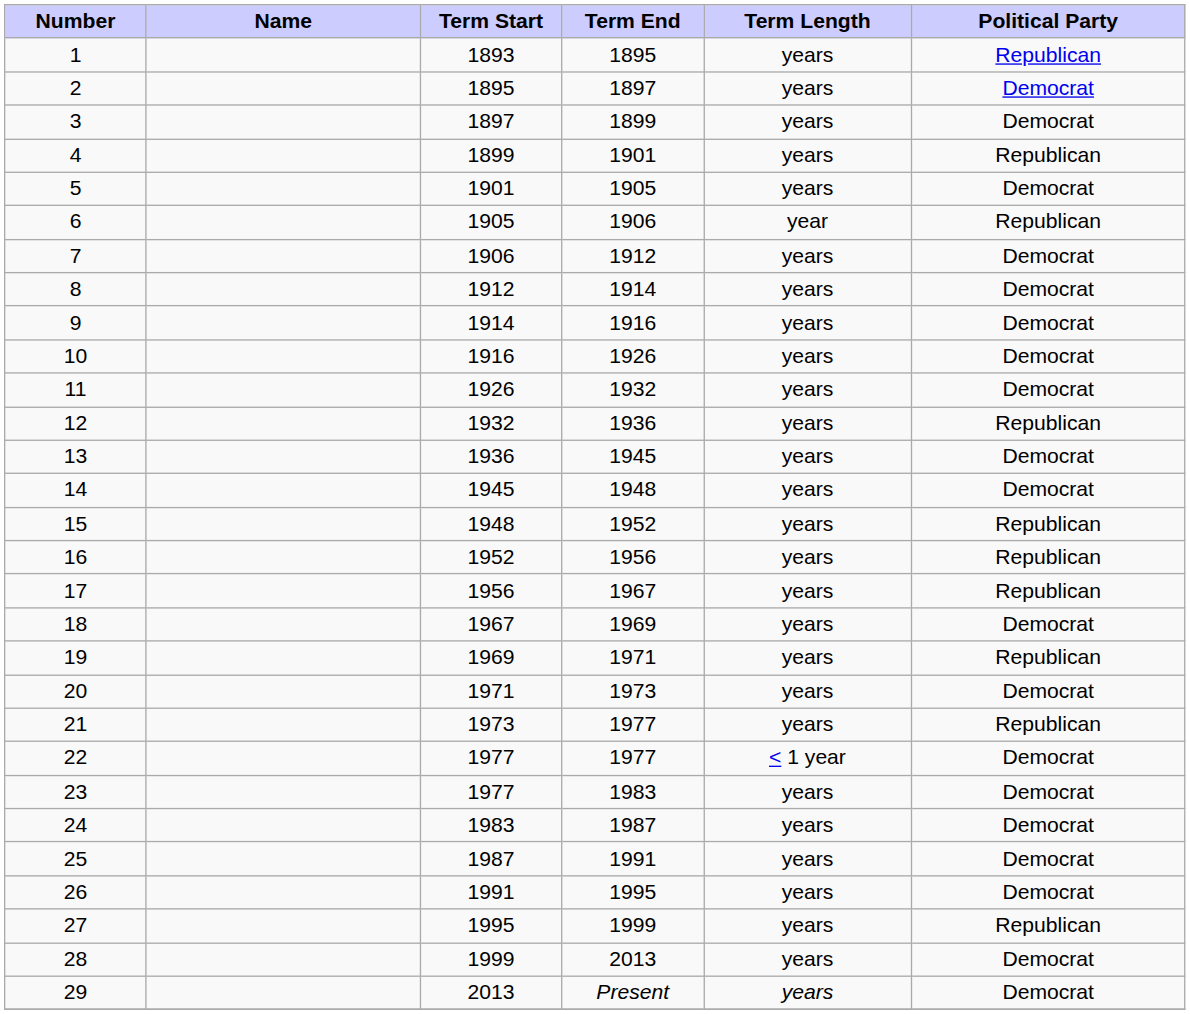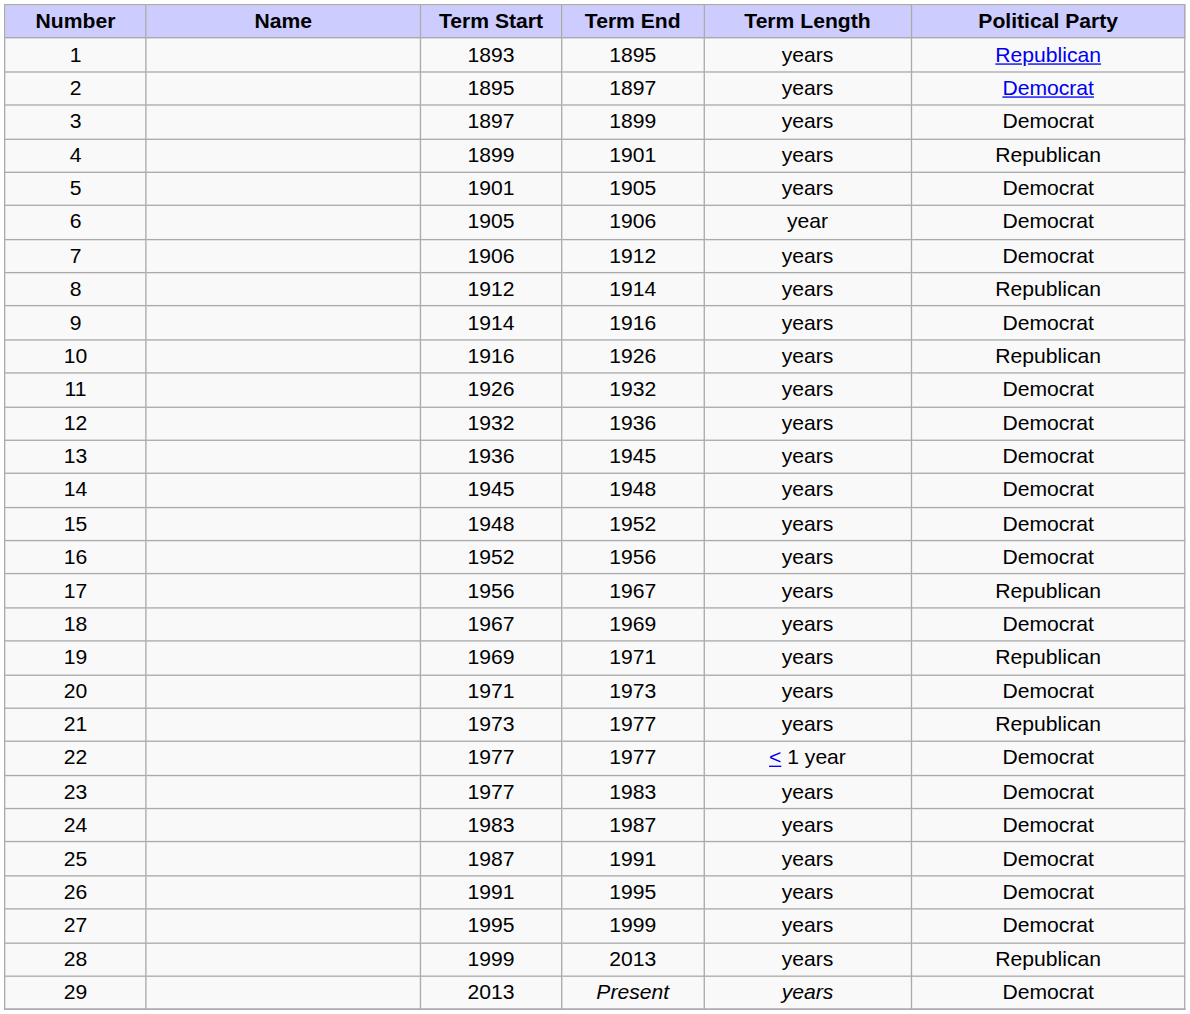(1048, 222) Republican -> (1048, 222) Democrat
(1048, 289) Democrat -> (1048, 289) Republican
(1048, 356) Democrat -> (1048, 356) Republican
(1048, 423) Republican -> (1048, 423) Democrat
(1048, 523) Republican -> (1048, 523) Democrat
(1048, 557) Republican -> (1048, 557) Democrat
(1048, 925) Republican -> (1048, 925) Democrat
(1048, 959) Democrat -> (1048, 959) Republican
